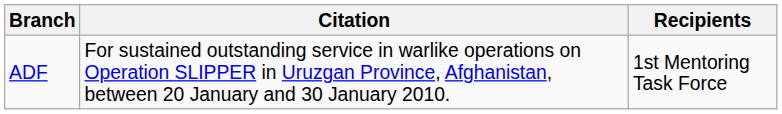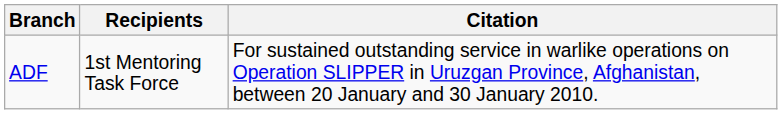columns swapped: (702, 20) <-> (354, 20)
